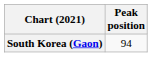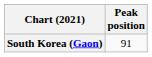(126, 43) 94 -> (126, 43) 91
